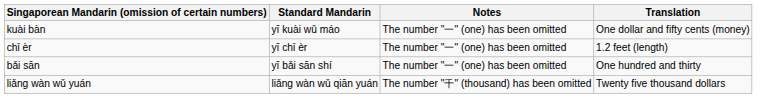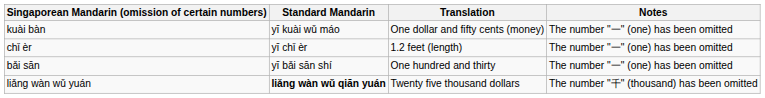columns swapped: (673, 12) <-> (487, 12)
(325, 84) normal -> (329, 84) bold
